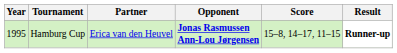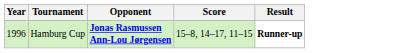- column: (131, 12)
(16, 34) 1995 -> (16, 34) 1996
